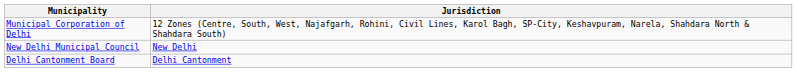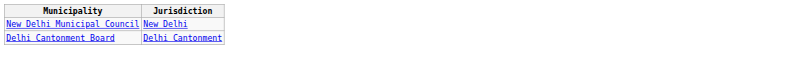- row: (65, 29)
